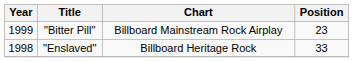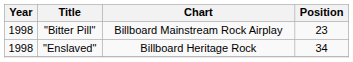(21, 30) 1999 -> (21, 30) 1998
(322, 48) 33 -> (322, 48) 34
